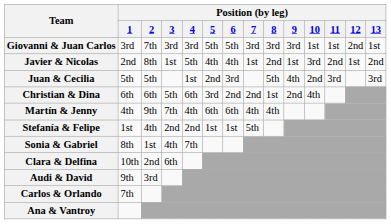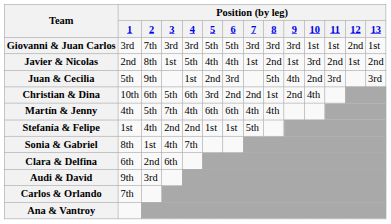(150, 78) 5th -> (150, 78) 9th
(127, 95) 6th -> (130, 95) 10th
(150, 111) 9th -> (150, 111) 5th
(130, 161) 10th -> (127, 161) 6th
